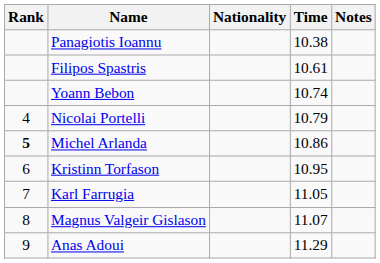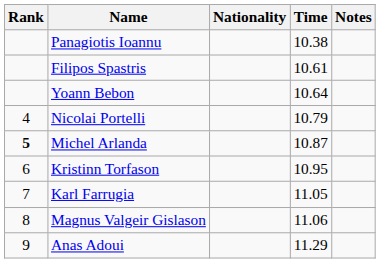(311, 93) 10.74 -> (311, 93) 10.64
(311, 143) 10.86 -> (311, 143) 10.87
(311, 219) 11.07 -> (311, 219) 11.06
